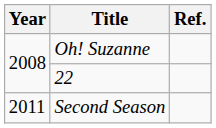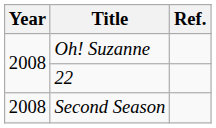(27, 107) 2011 -> (27, 107) 2008
